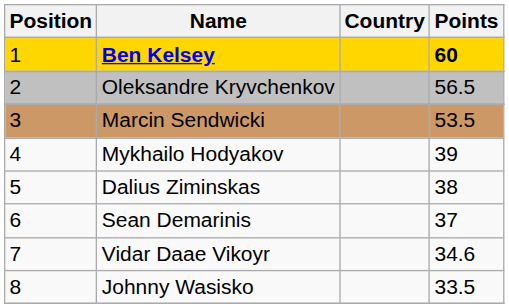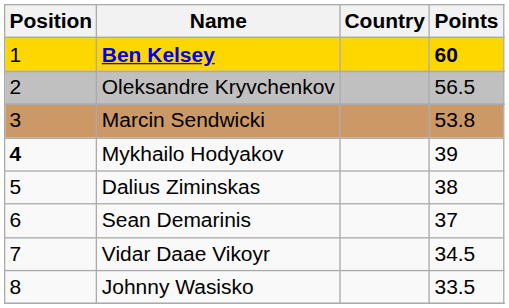(455, 120) 53.5 -> (455, 120) 53.8
(15, 154) normal -> (15, 154) bold
(455, 253) 34.6 -> (455, 253) 34.5
